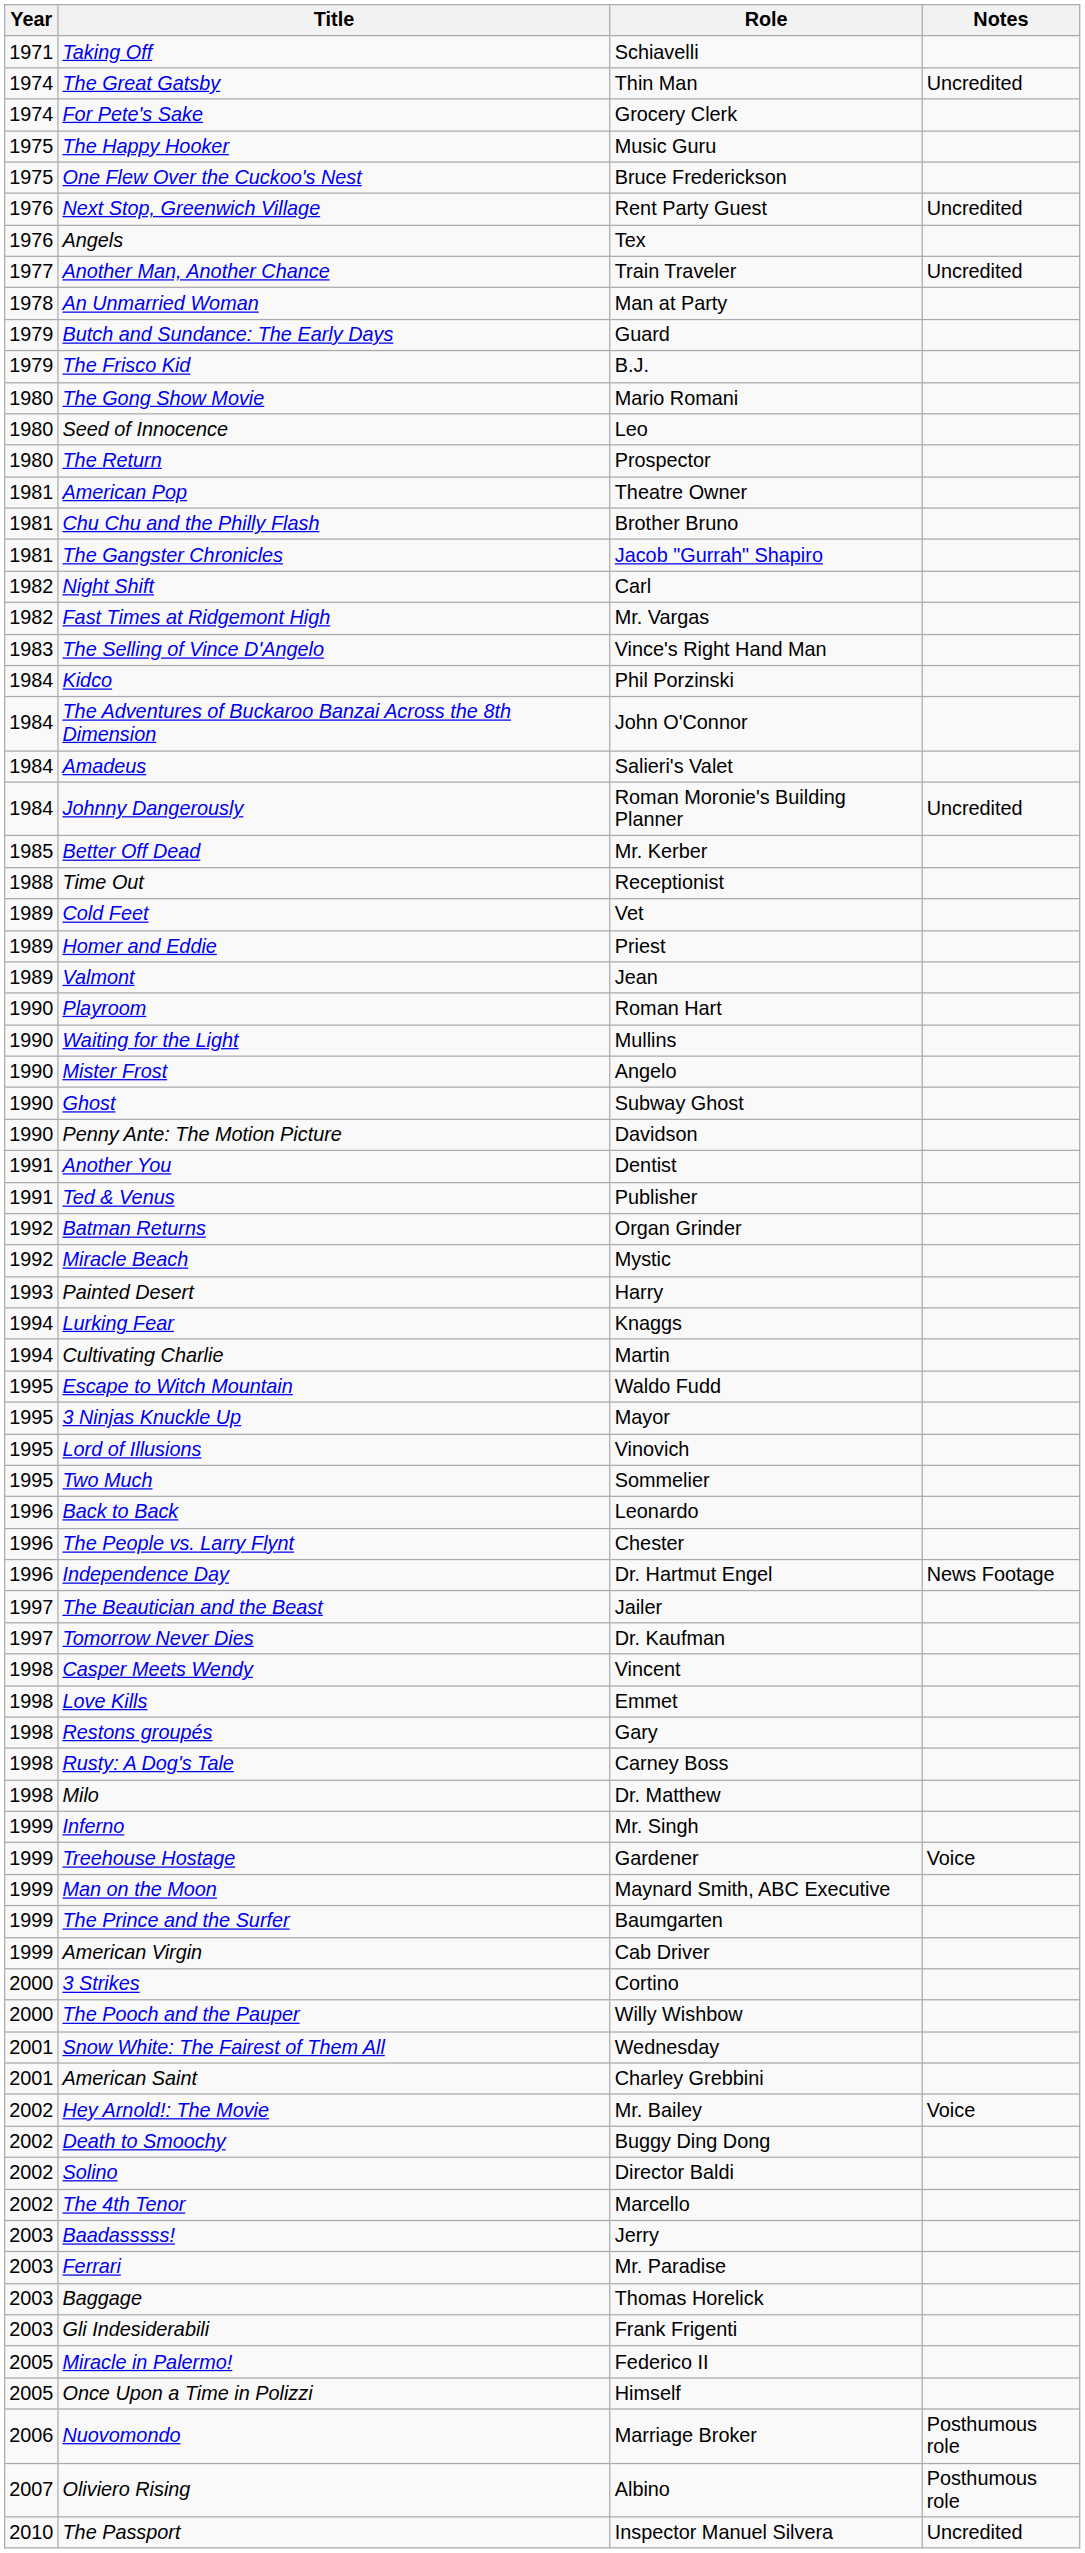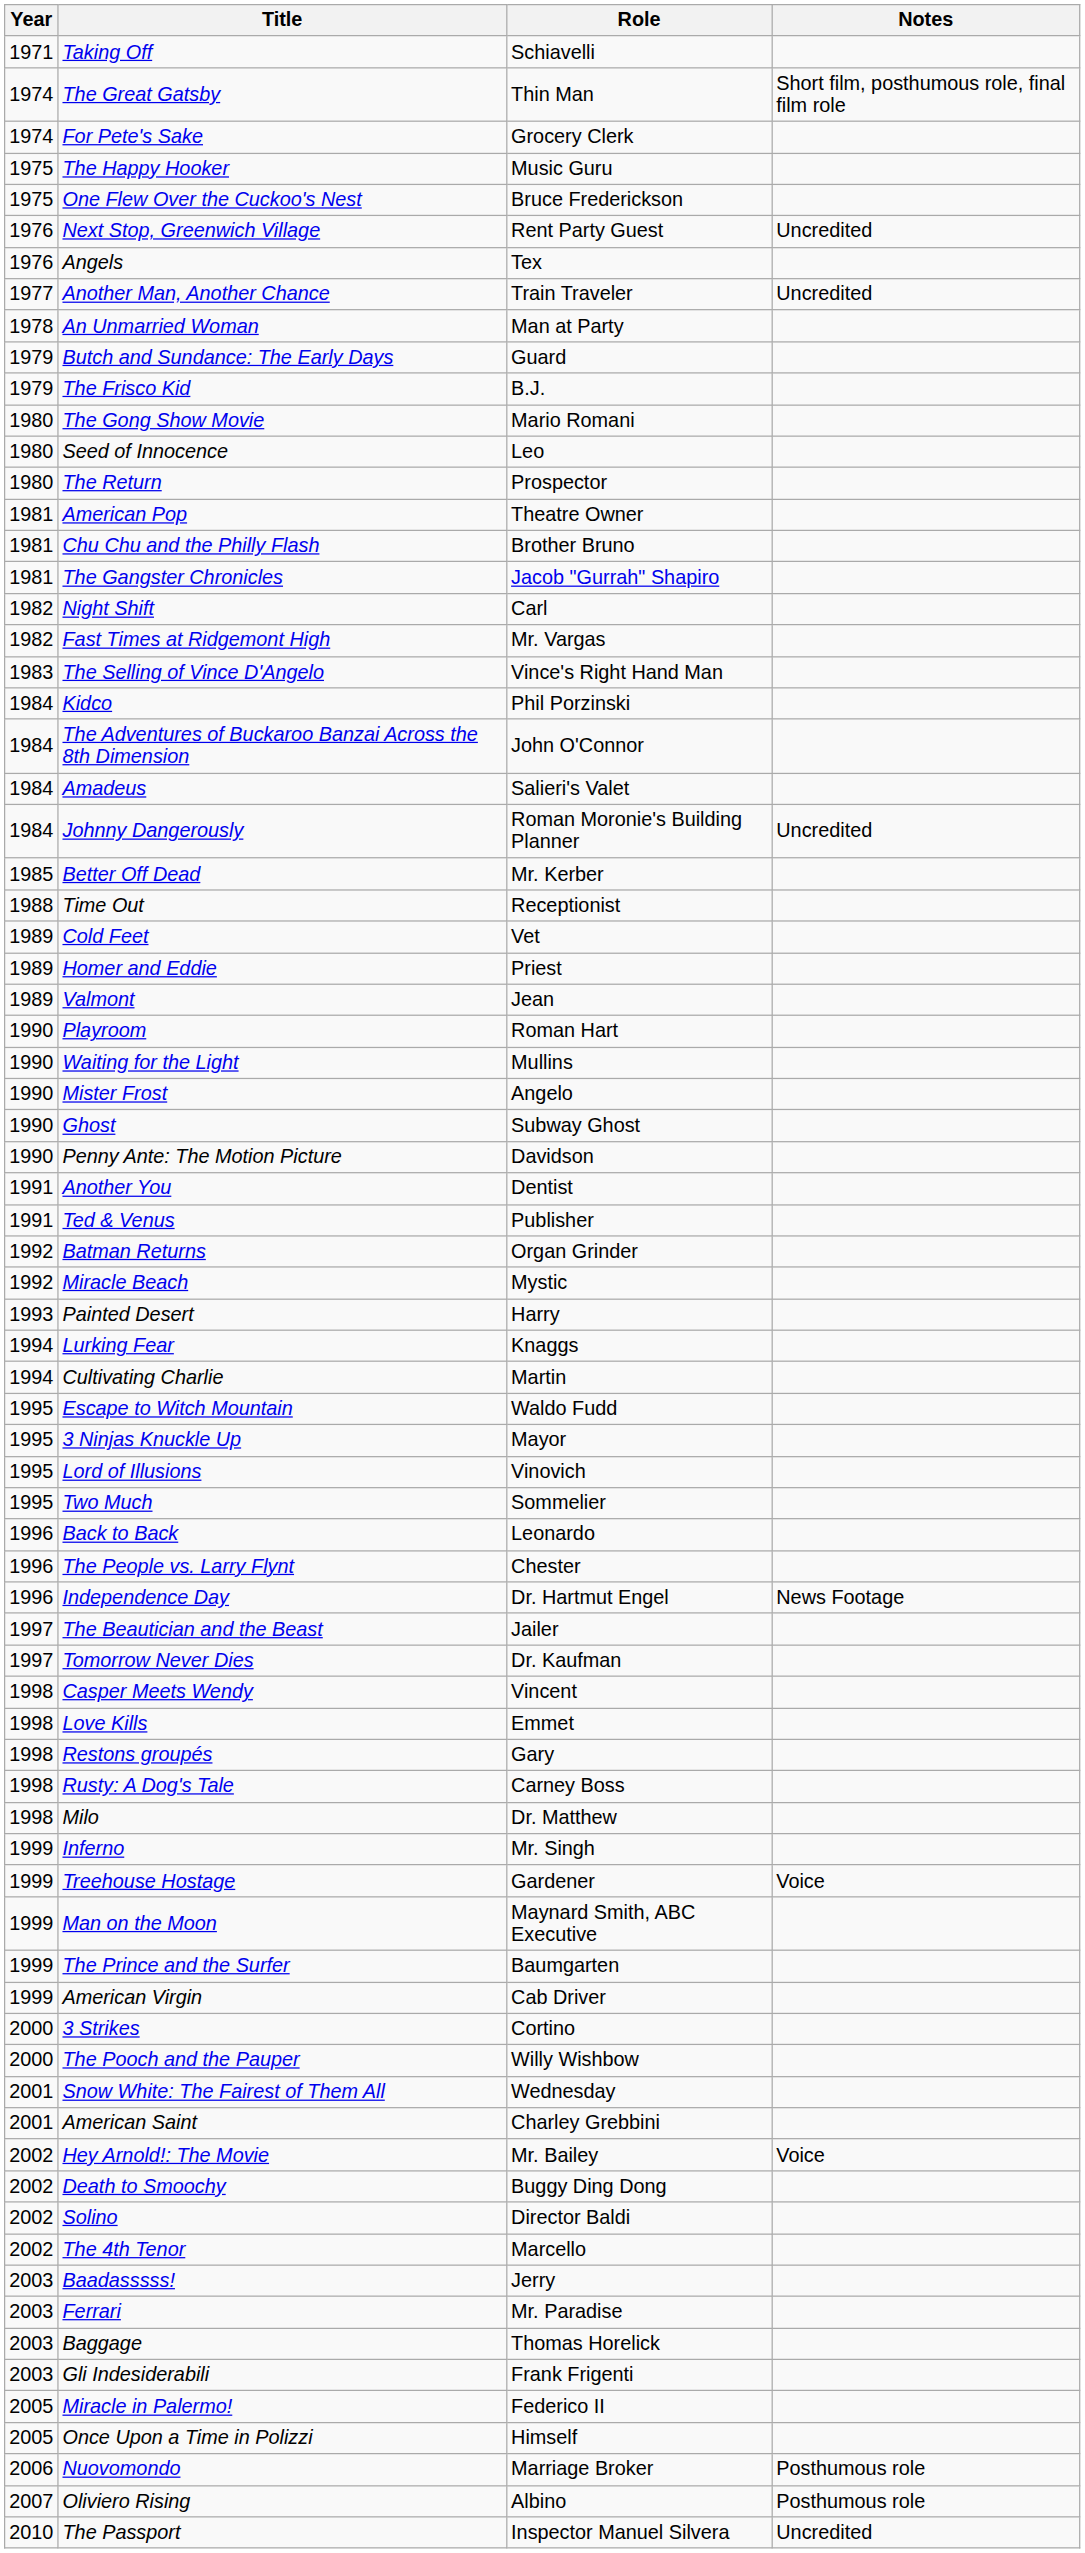(975, 83) Uncredited -> (921, 94) Short film, posthumous role, final film role
